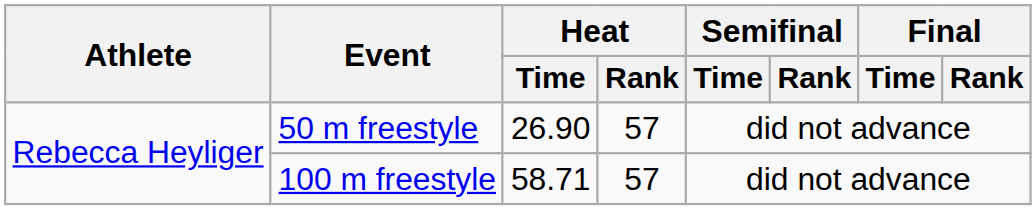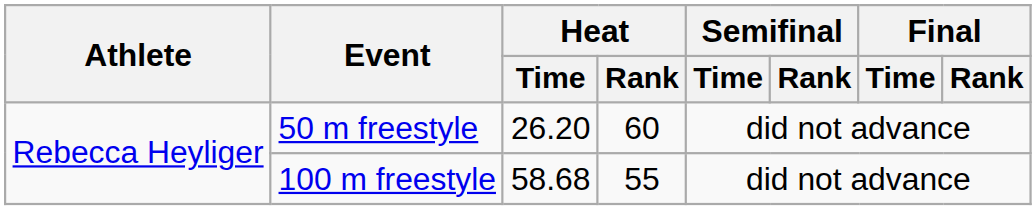(551, 128) 26.90 -> (551, 128) 26.20
(642, 128) 57 -> (642, 128) 60
(551, 179) 58.71 -> (551, 179) 58.68
(642, 179) 57 -> (642, 179) 55
